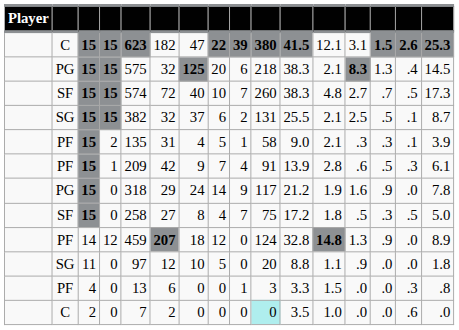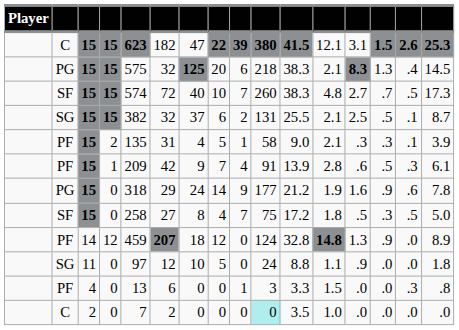(266, 190) 117 -> (266, 190) 177
(412, 190) .0 -> (412, 190) .6
(269, 263) 20 -> (269, 263) 24
(412, 312) .6 -> (412, 312) .0
